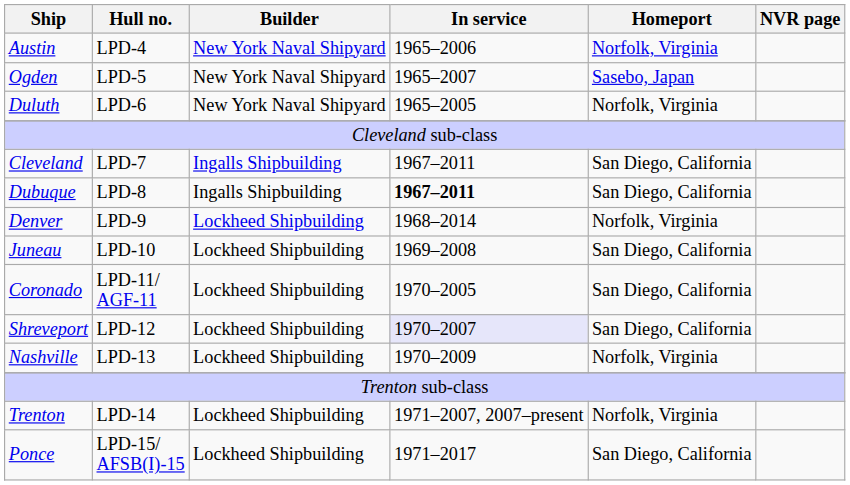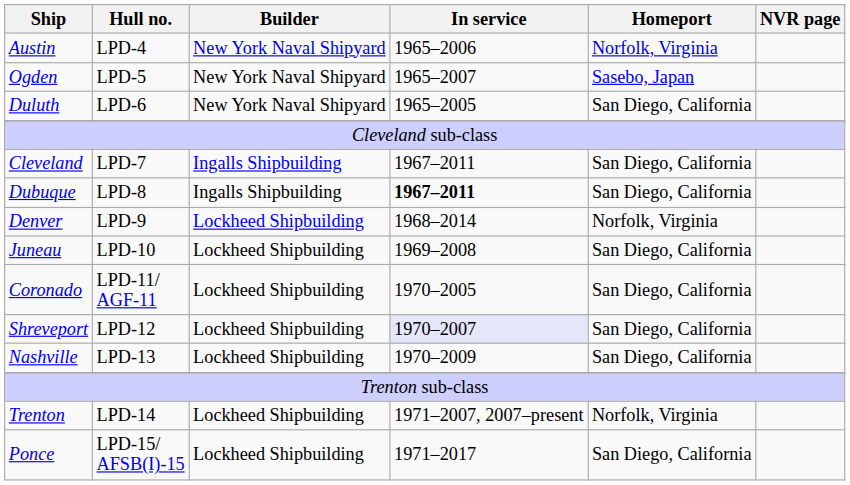(655, 105) Norfolk, Virginia -> (672, 105) San Diego, California
(655, 357) Norfolk, Virginia -> (672, 357) San Diego, California
